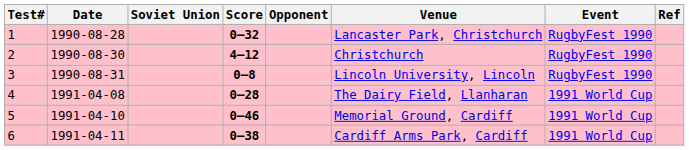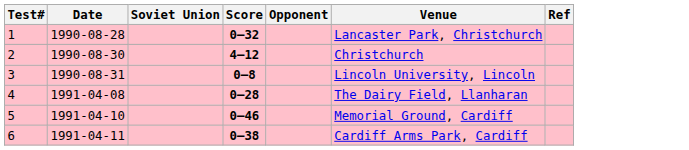- column: (600, 15)
